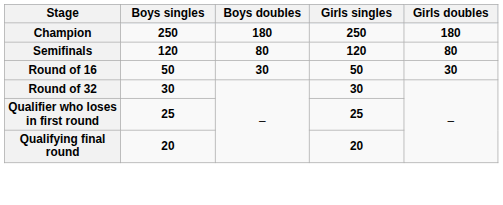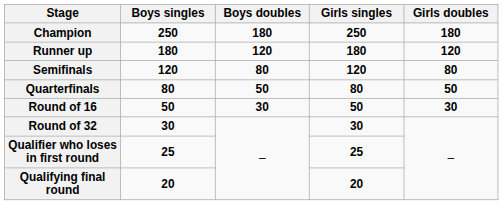+ row: (63, 51)
+ row: (63, 88)
